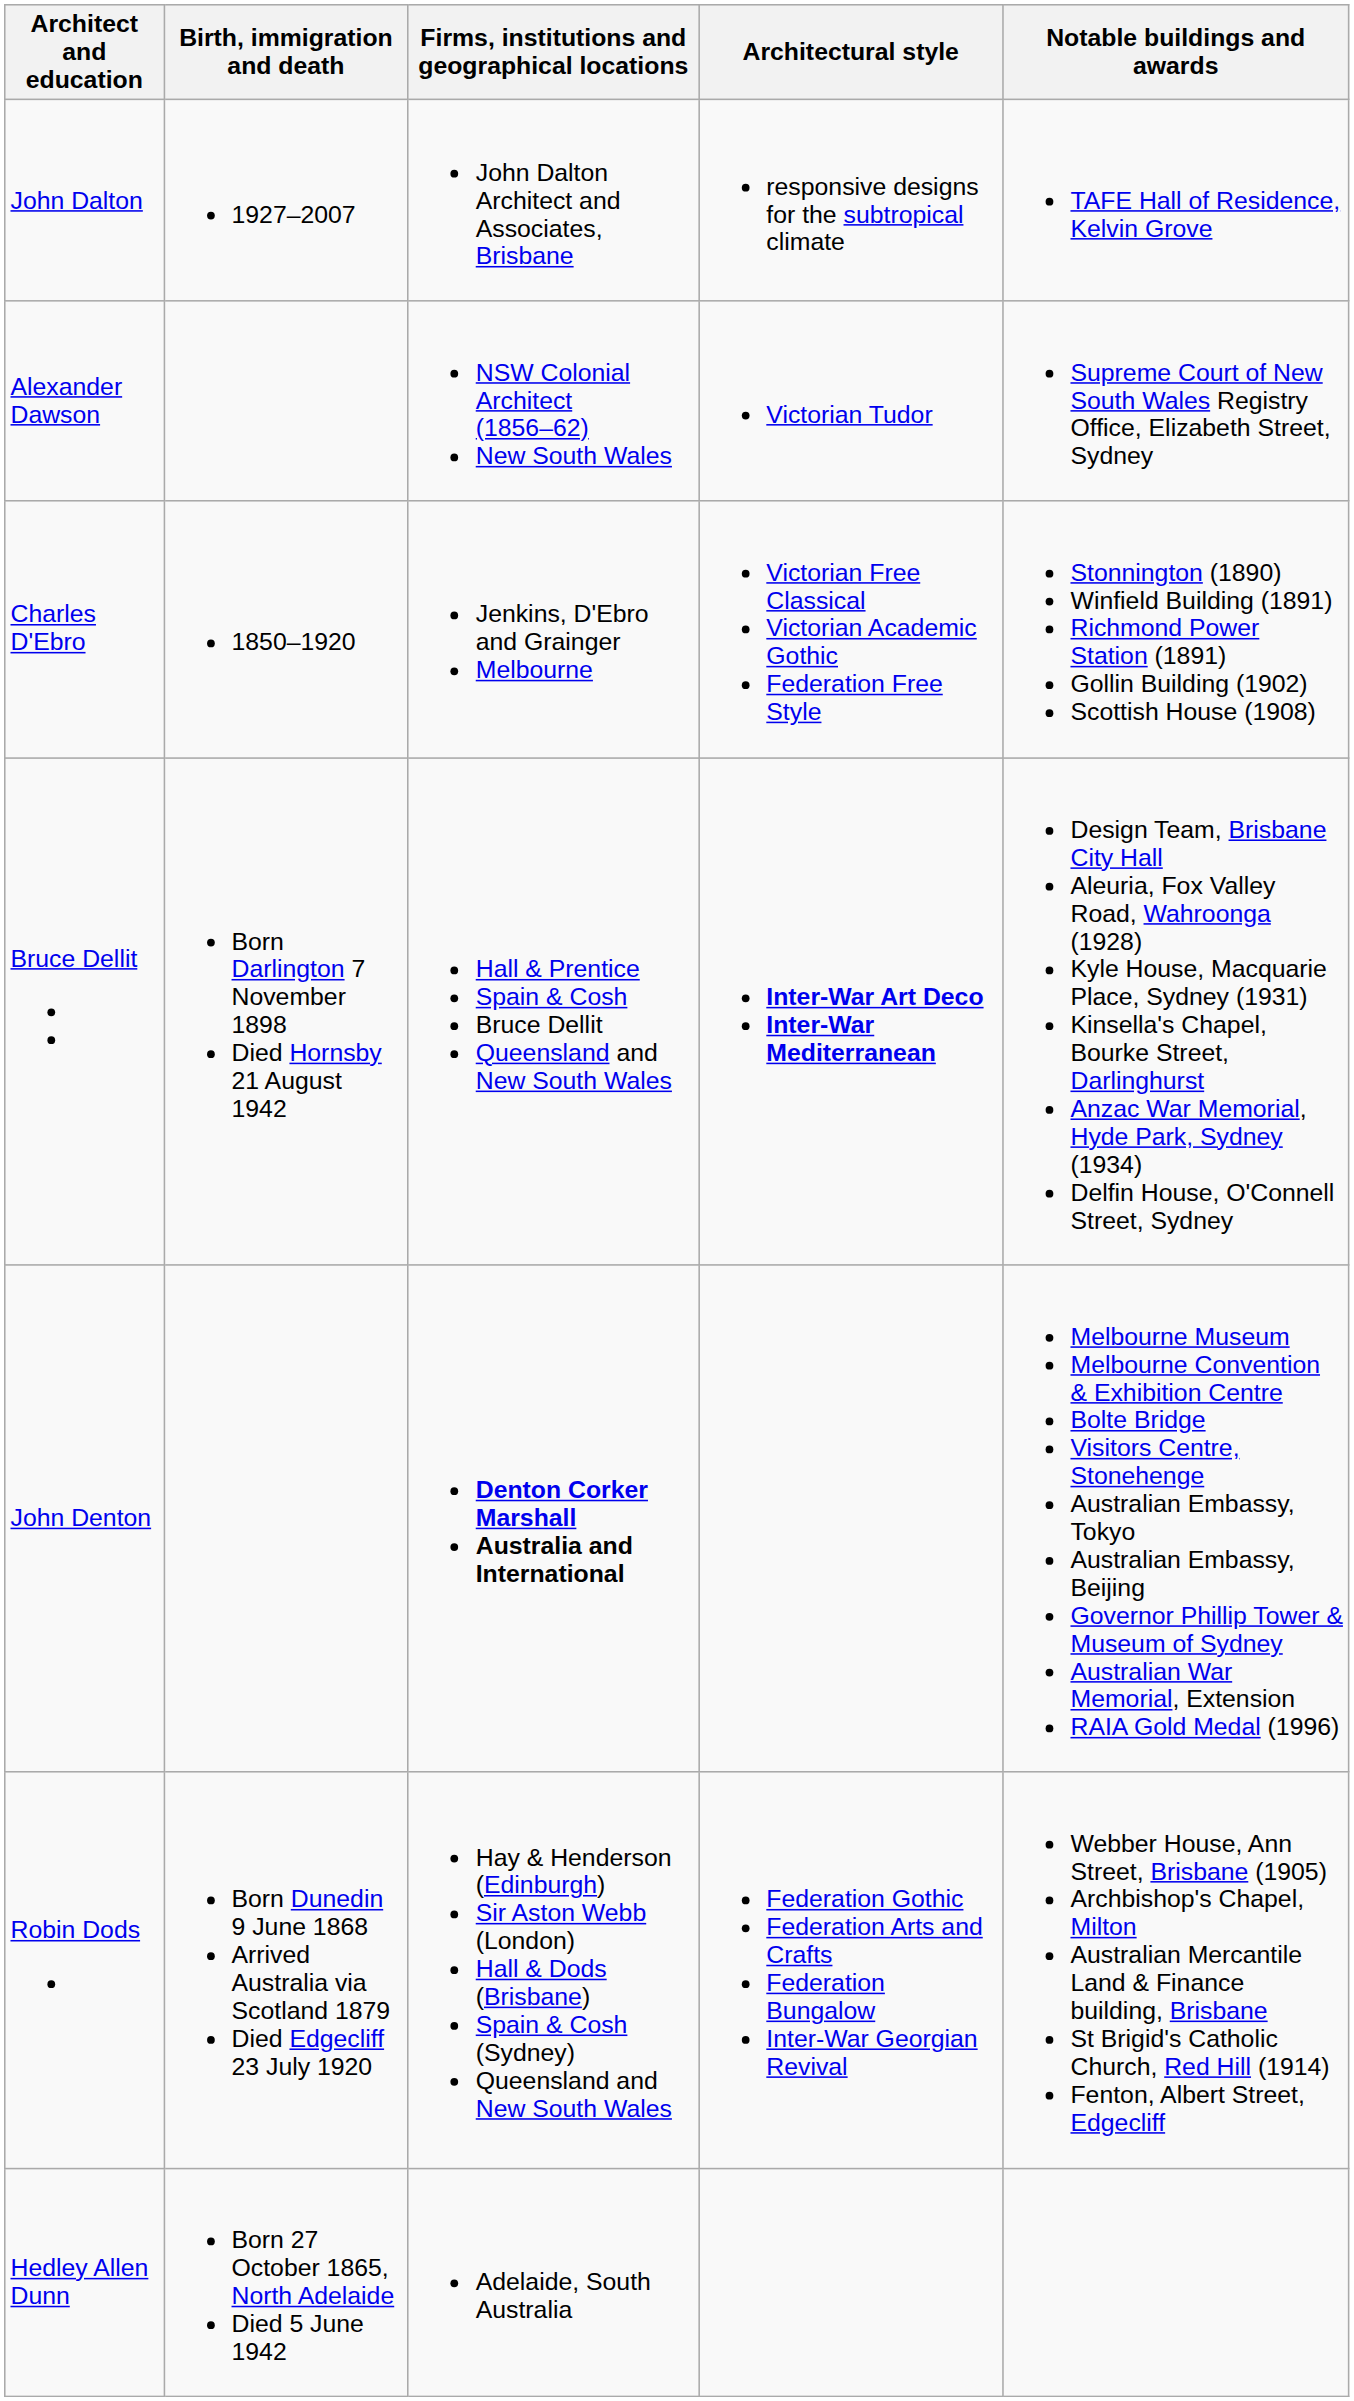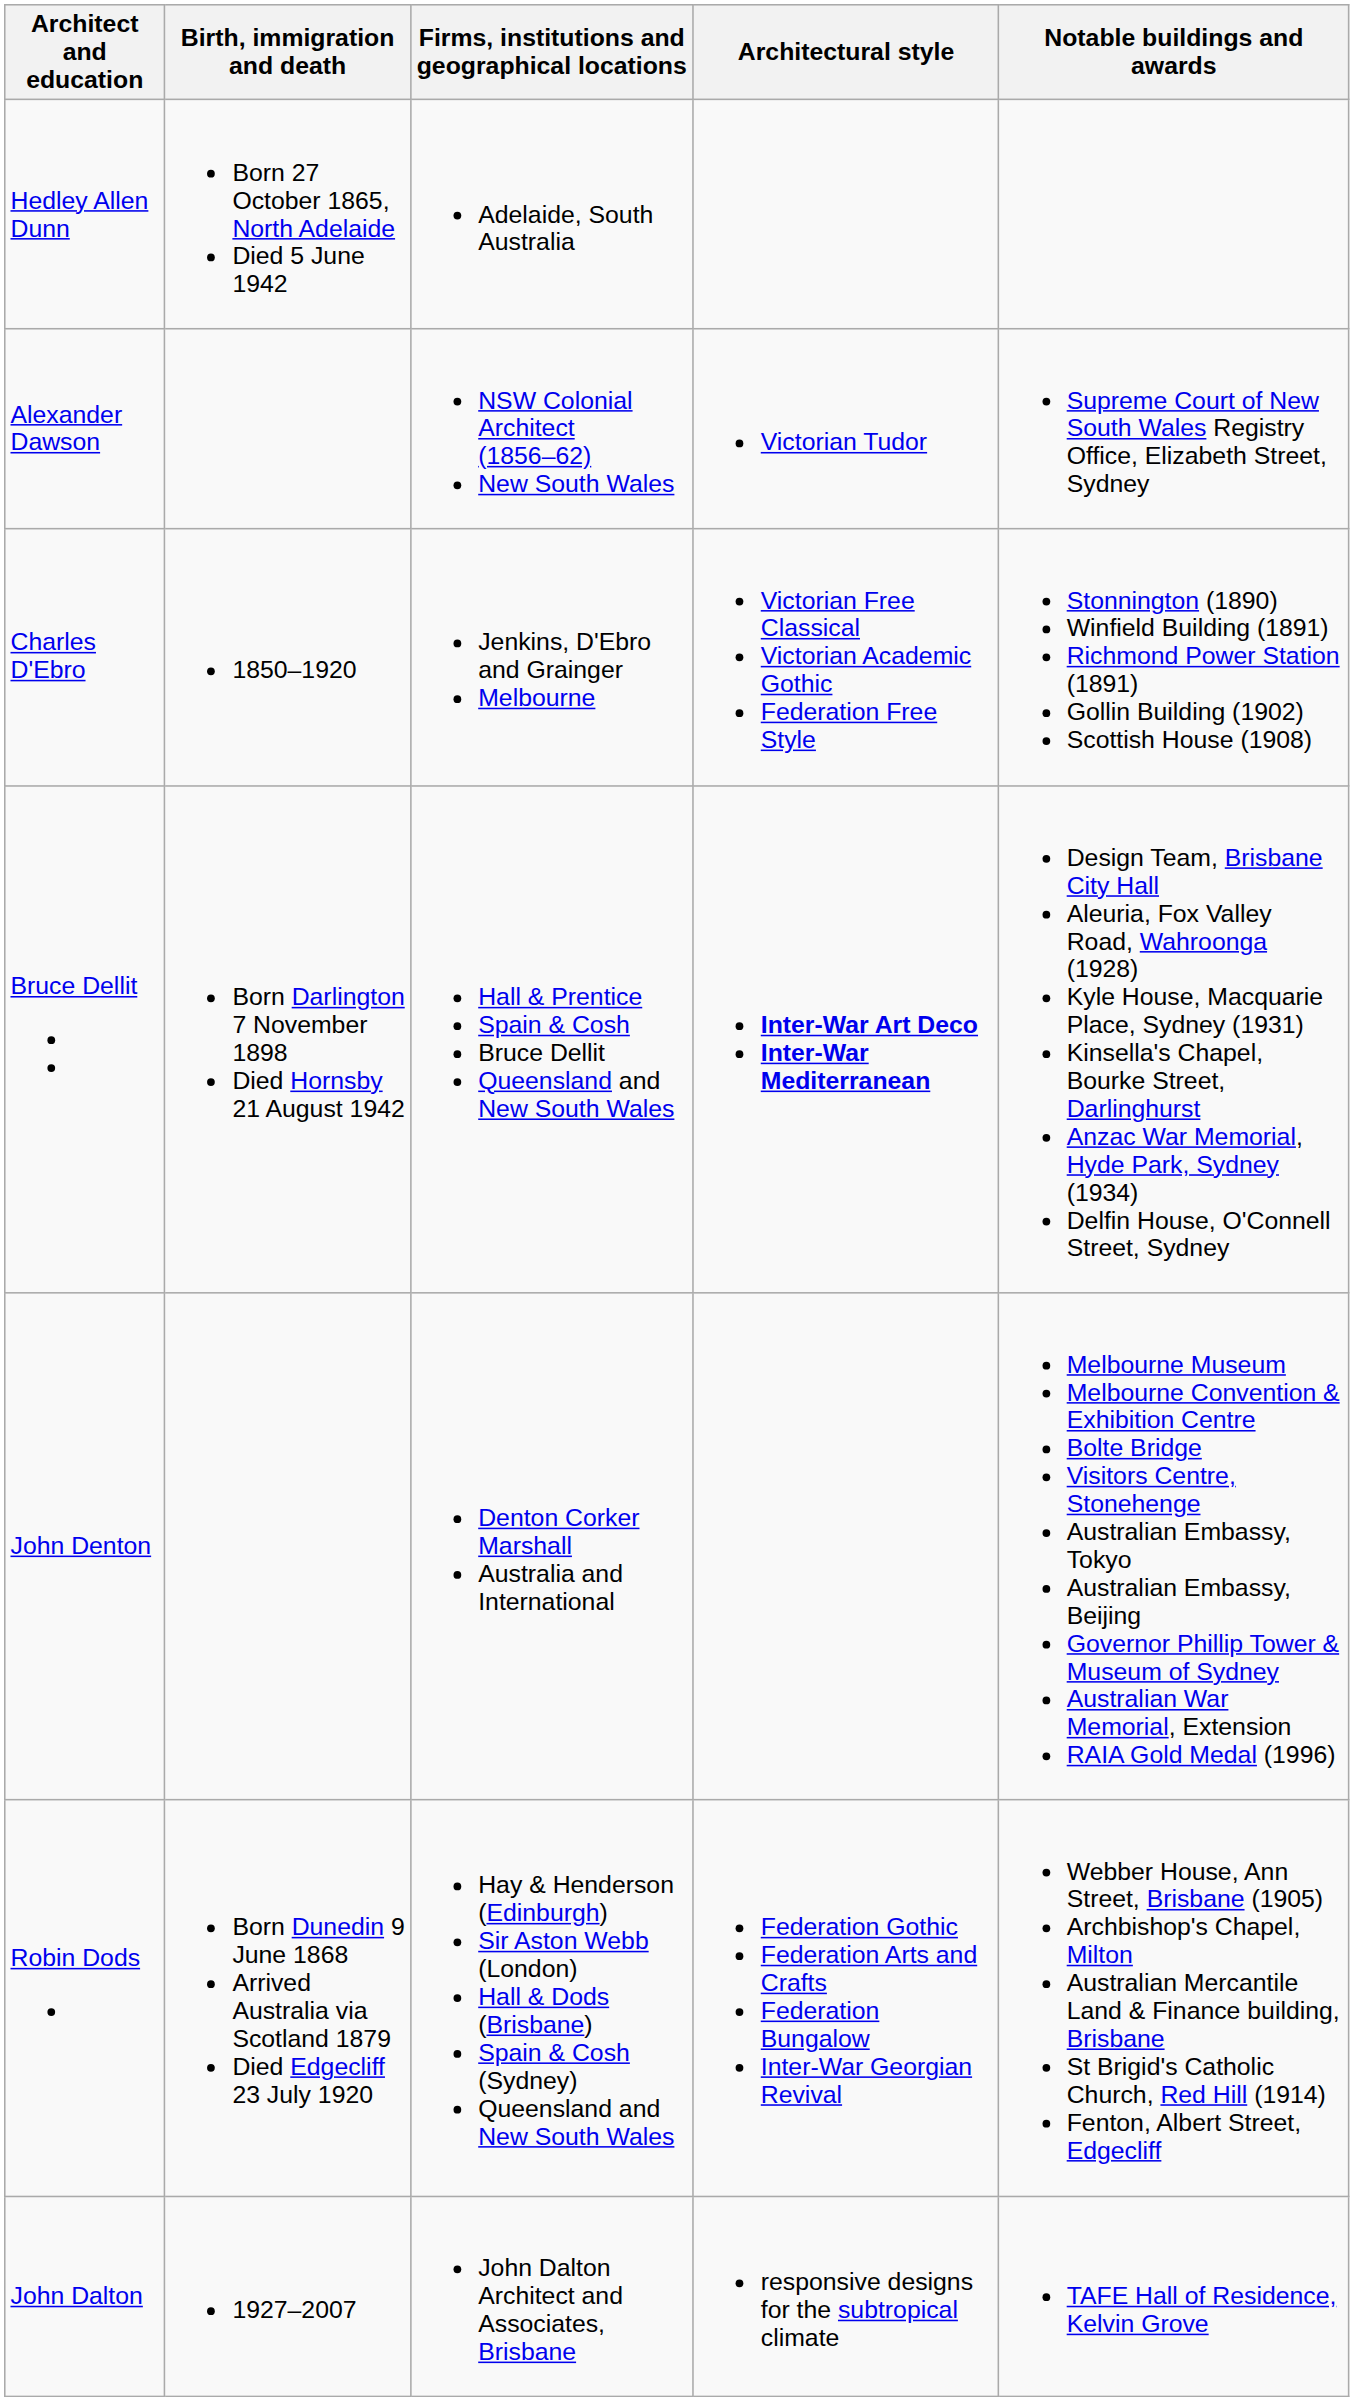rows swapped: (77, 199) <-> (79, 2281)
(553, 1532) bold -> (552, 1560) normal
